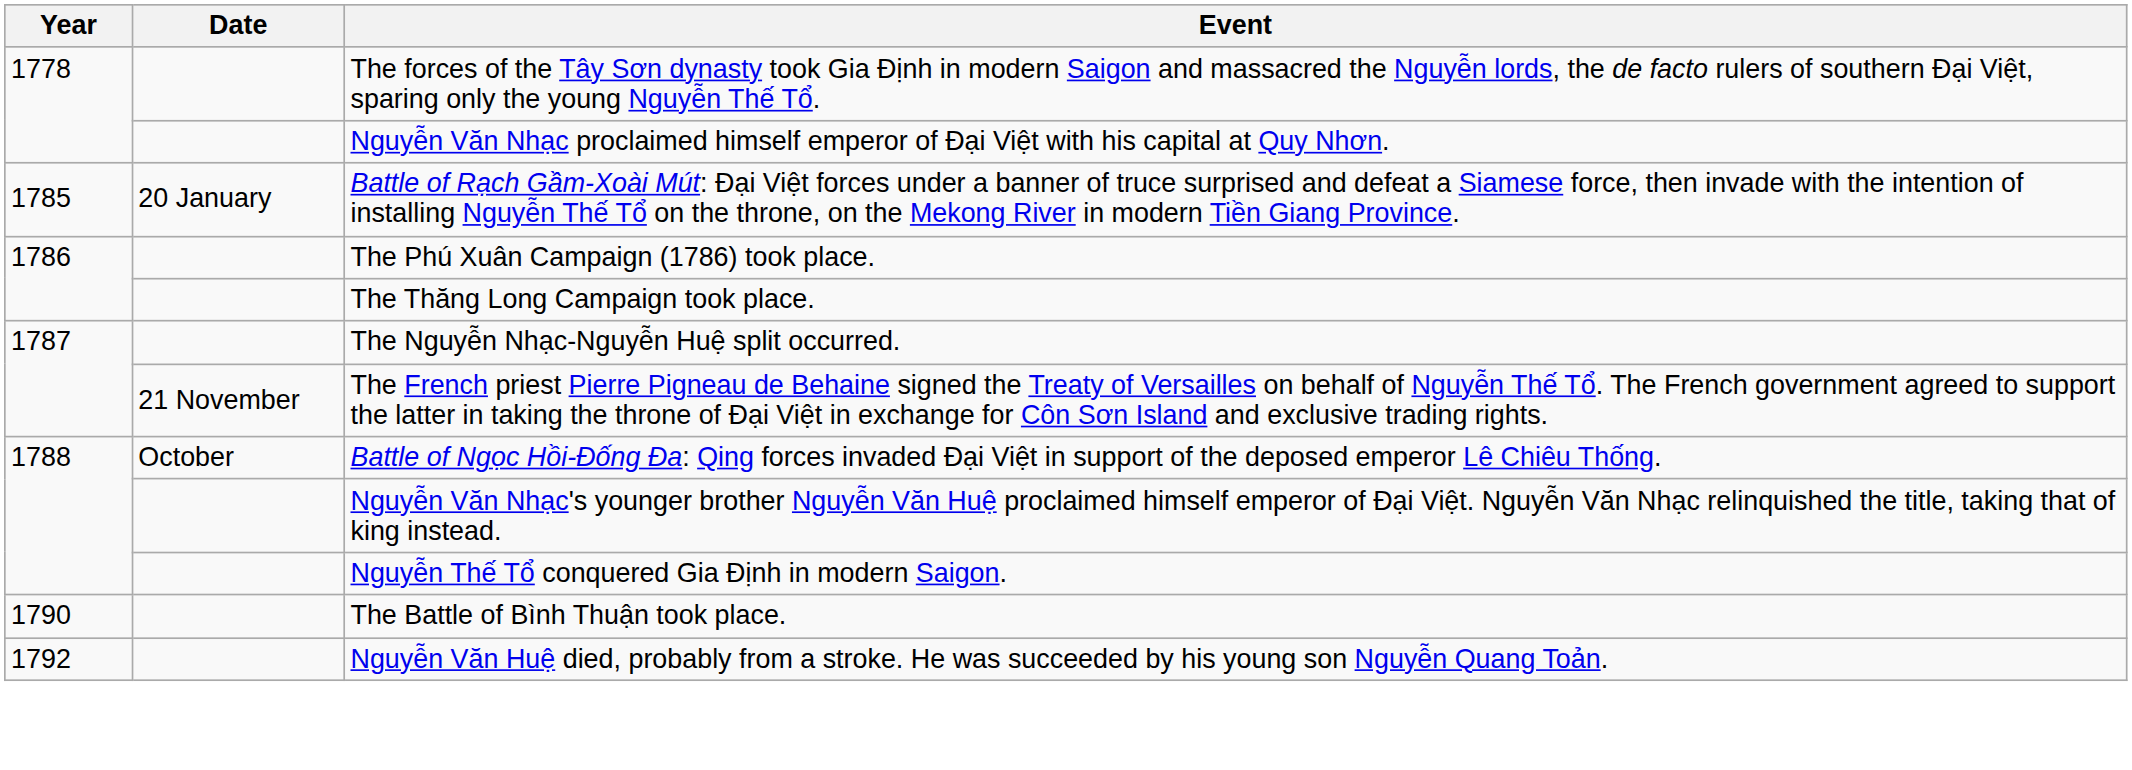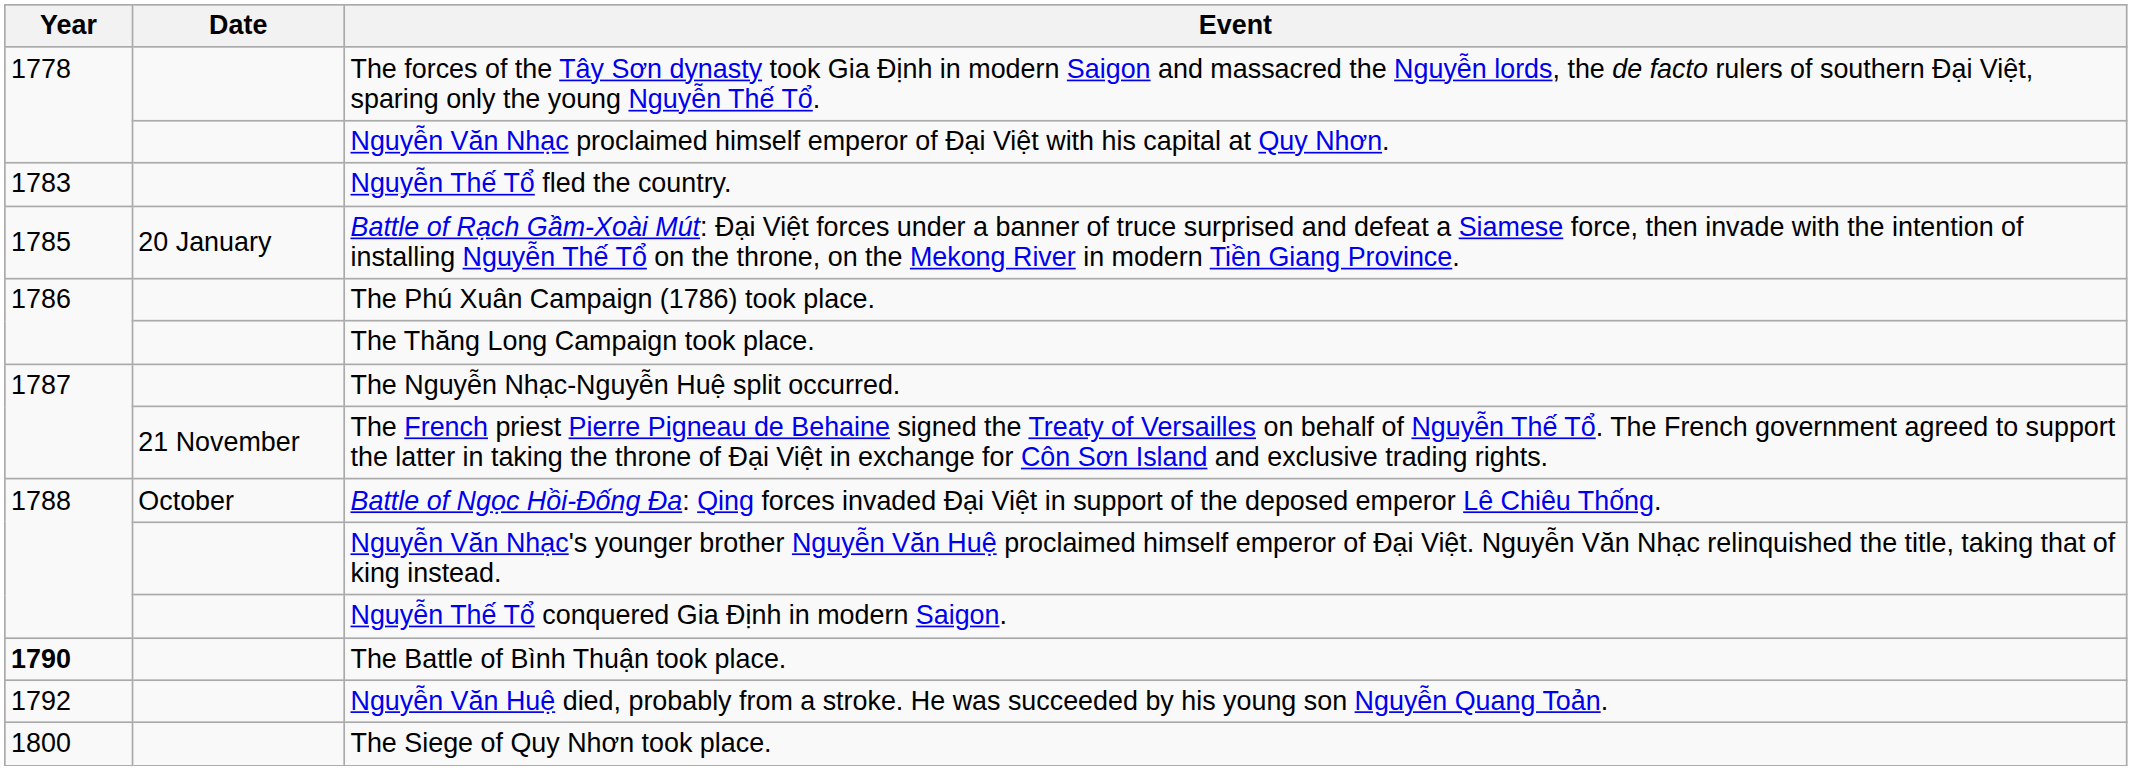+ row: (541, 183)
(41, 615) normal -> (41, 658) bold
+ row: (561, 743)
